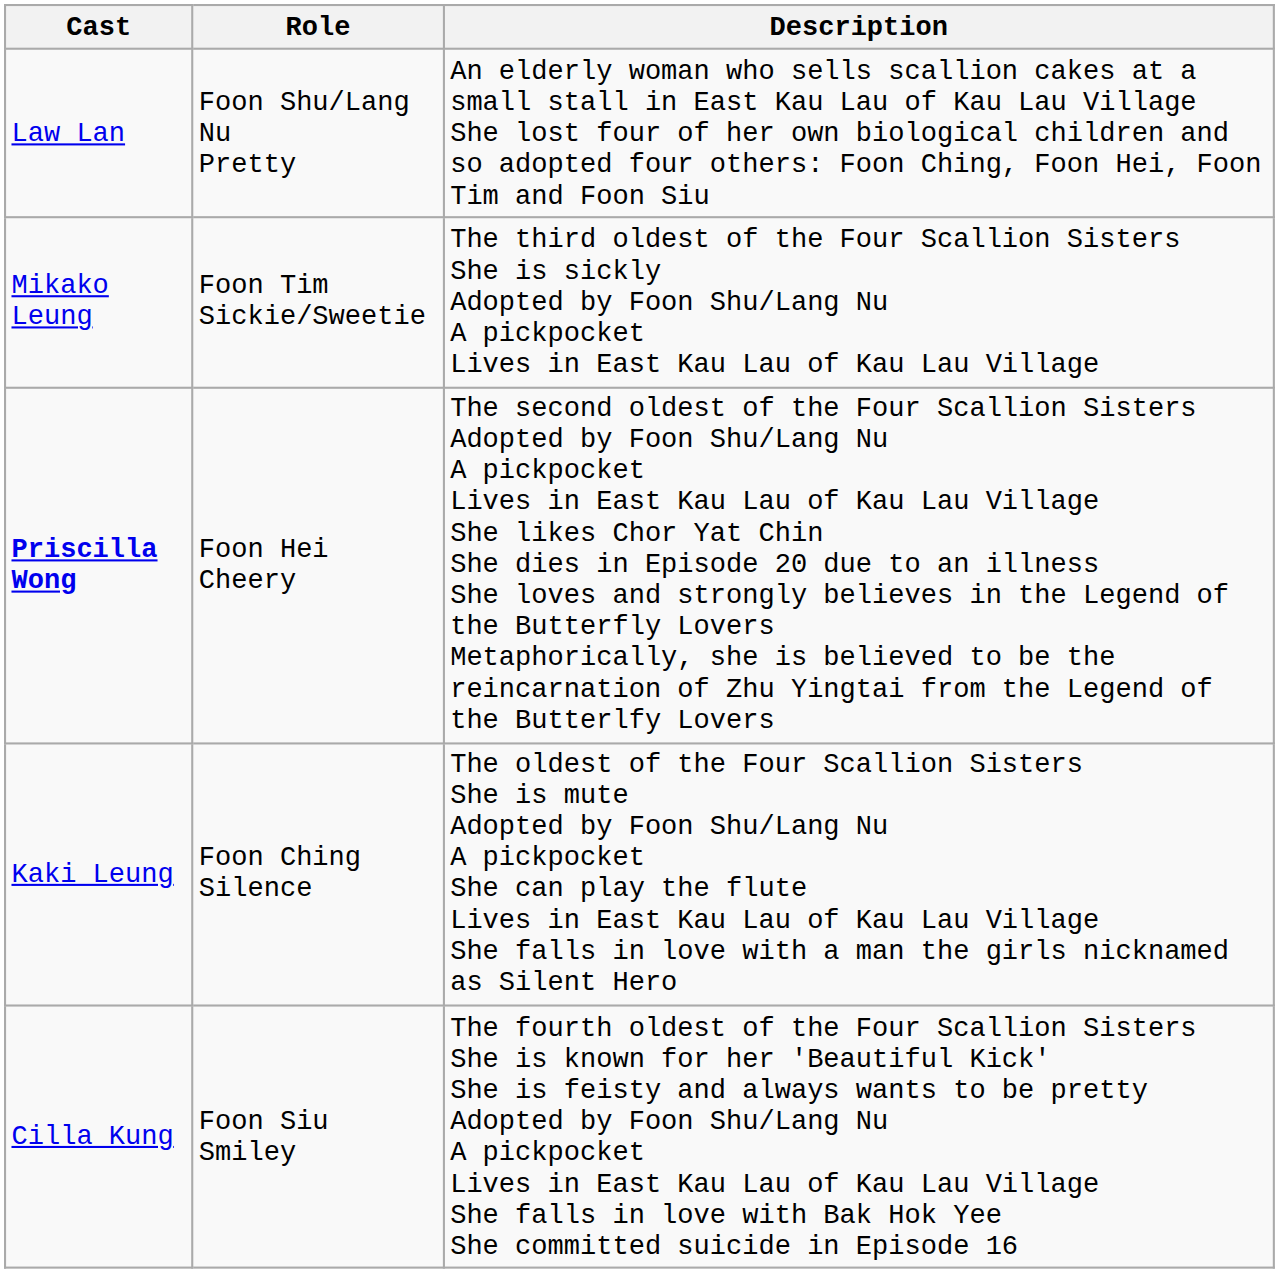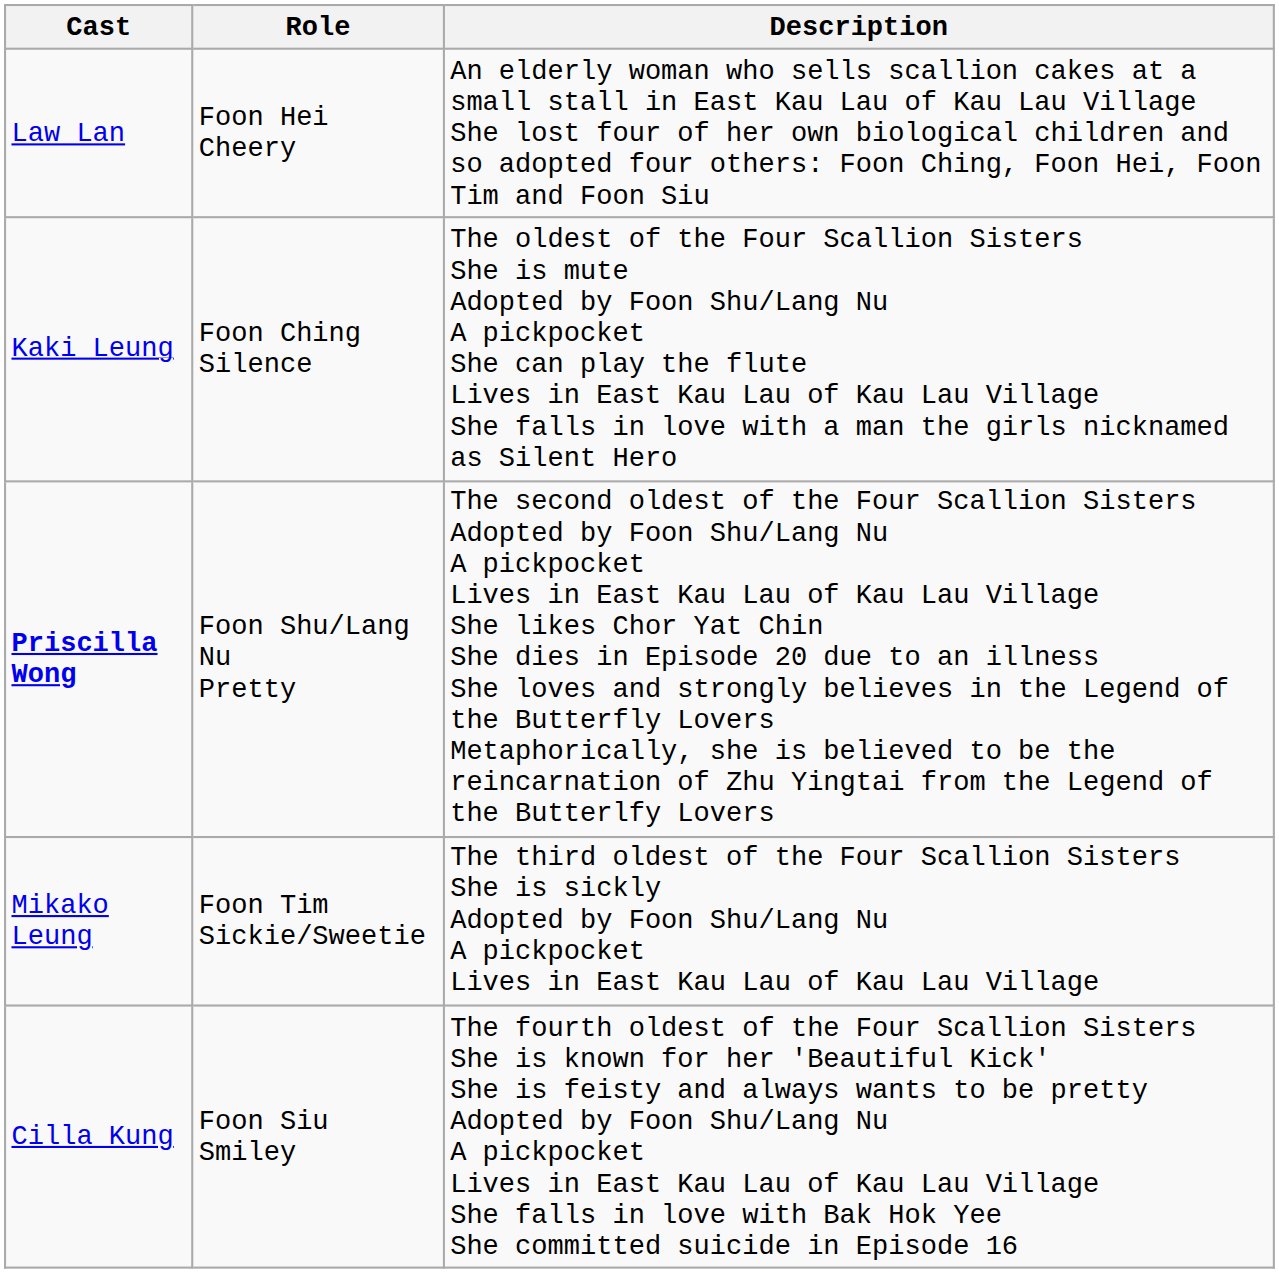(304, 134) Foon Shu/Lang Nu Pretty -> (264, 134) Foon Hei Cheery
rows swapped: (93, 874) <-> (60, 302)
(264, 565) Foon Hei Cheery -> (304, 658) Foon Shu/Lang Nu Pretty
